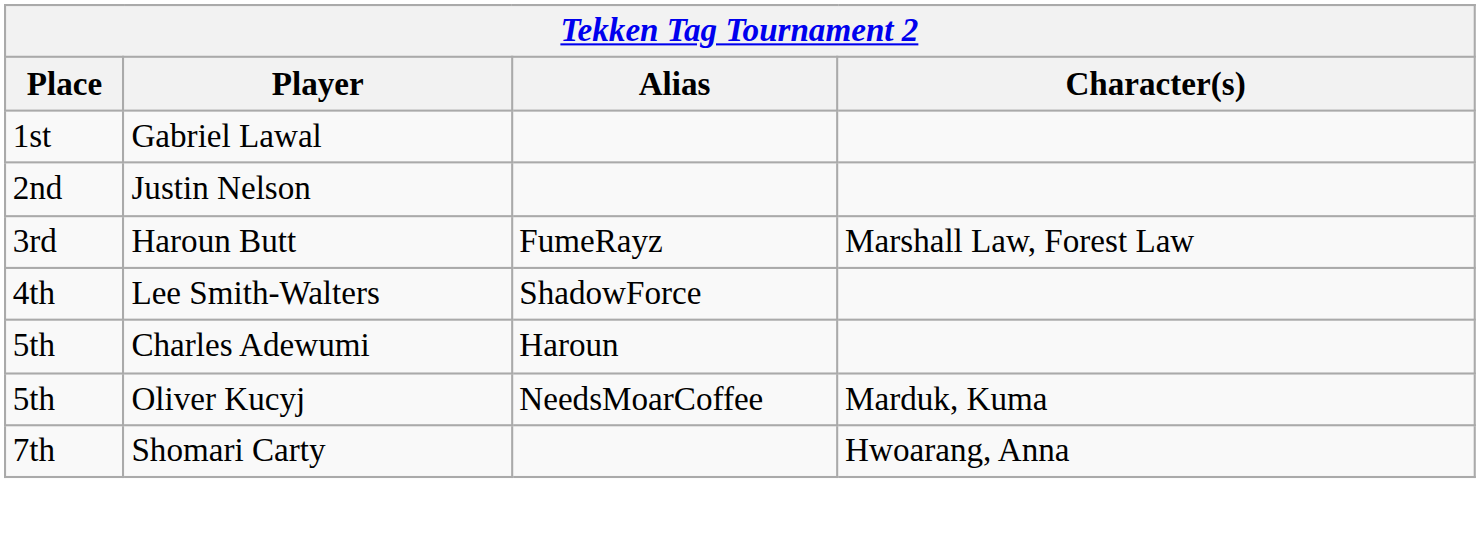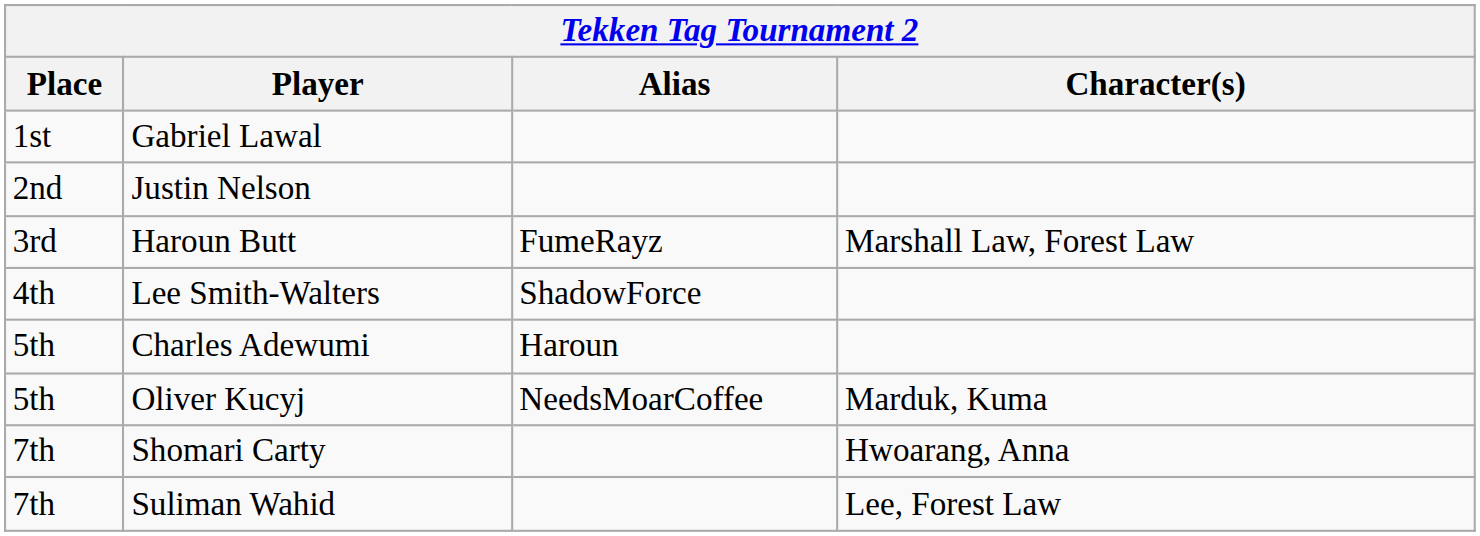+ row: (233, 503)
